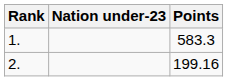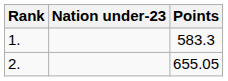(196, 64) 199.16 -> (196, 64) 655.05
